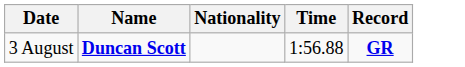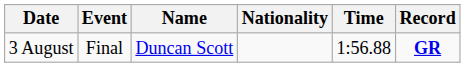+ column: (104, 18)
(134, 47) bold -> (184, 47) normal
